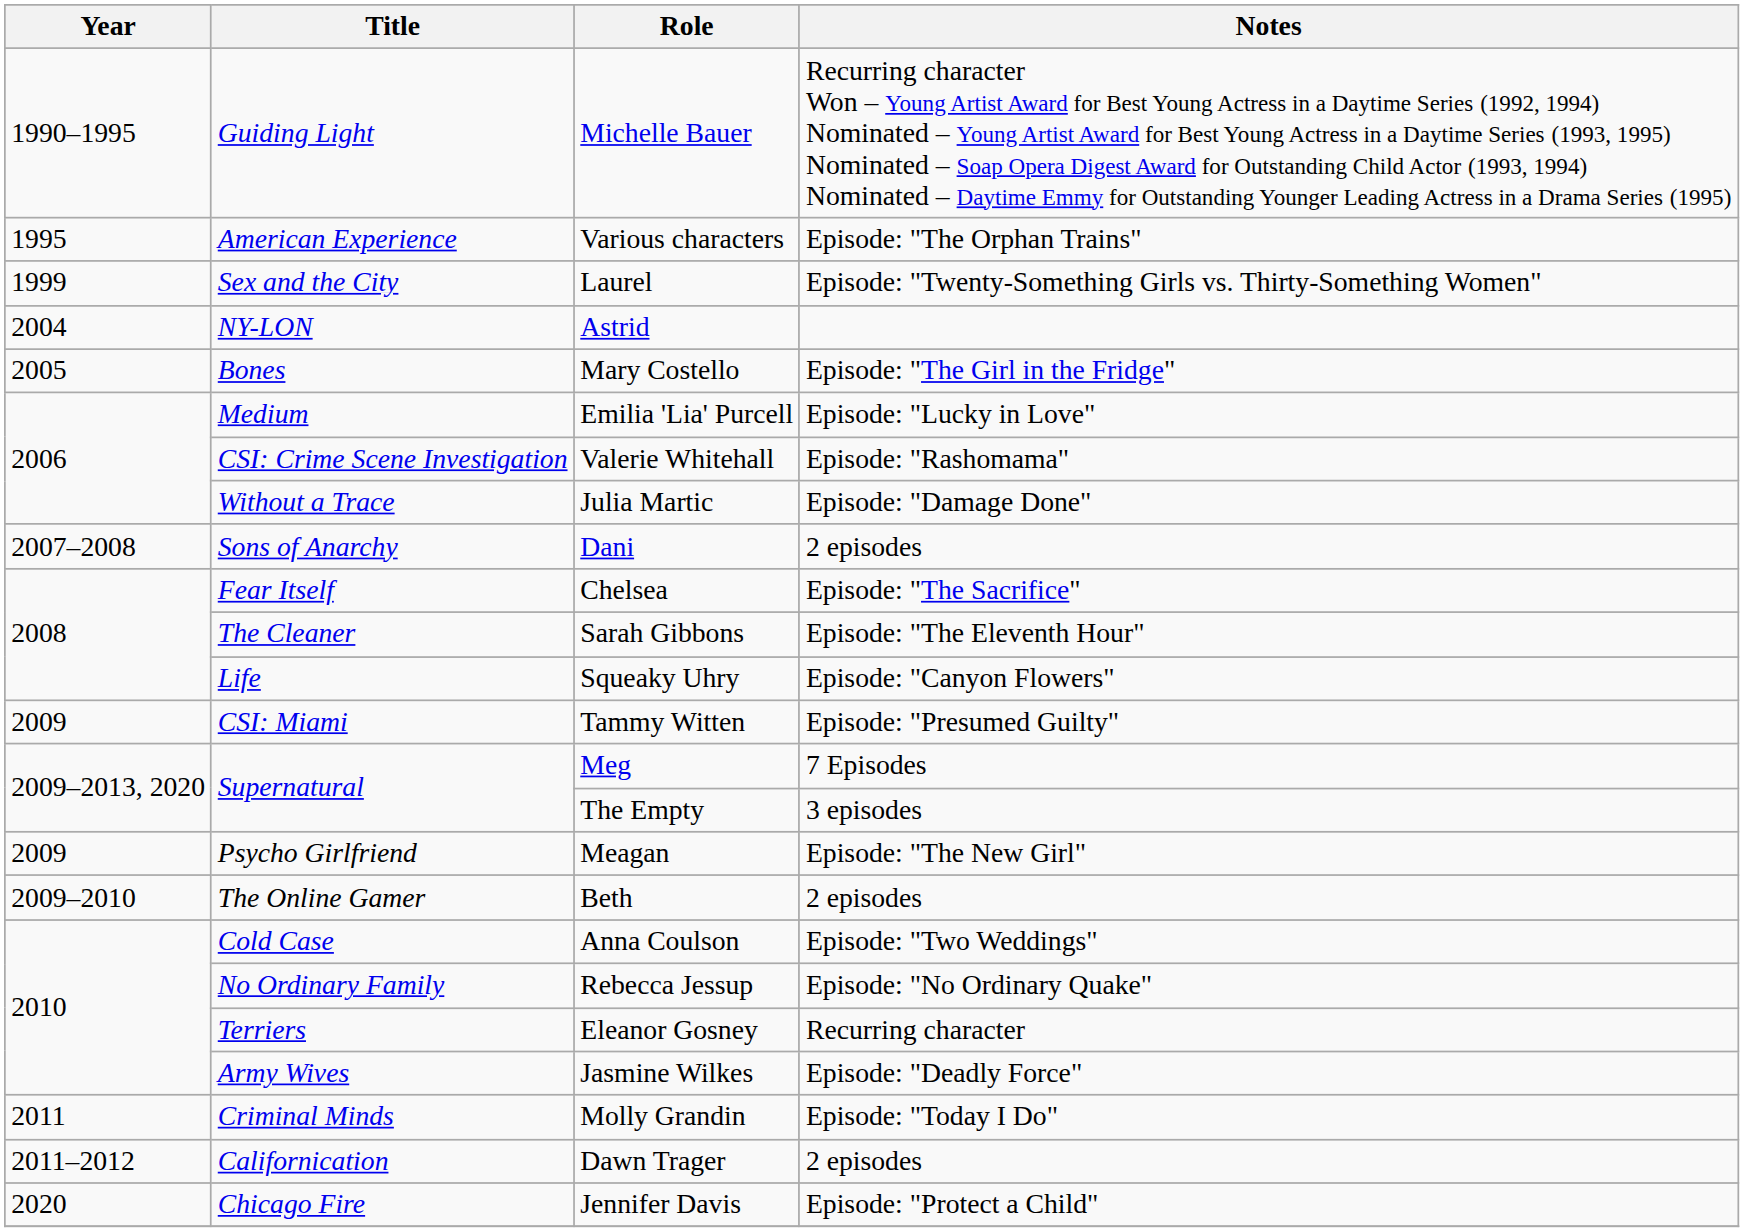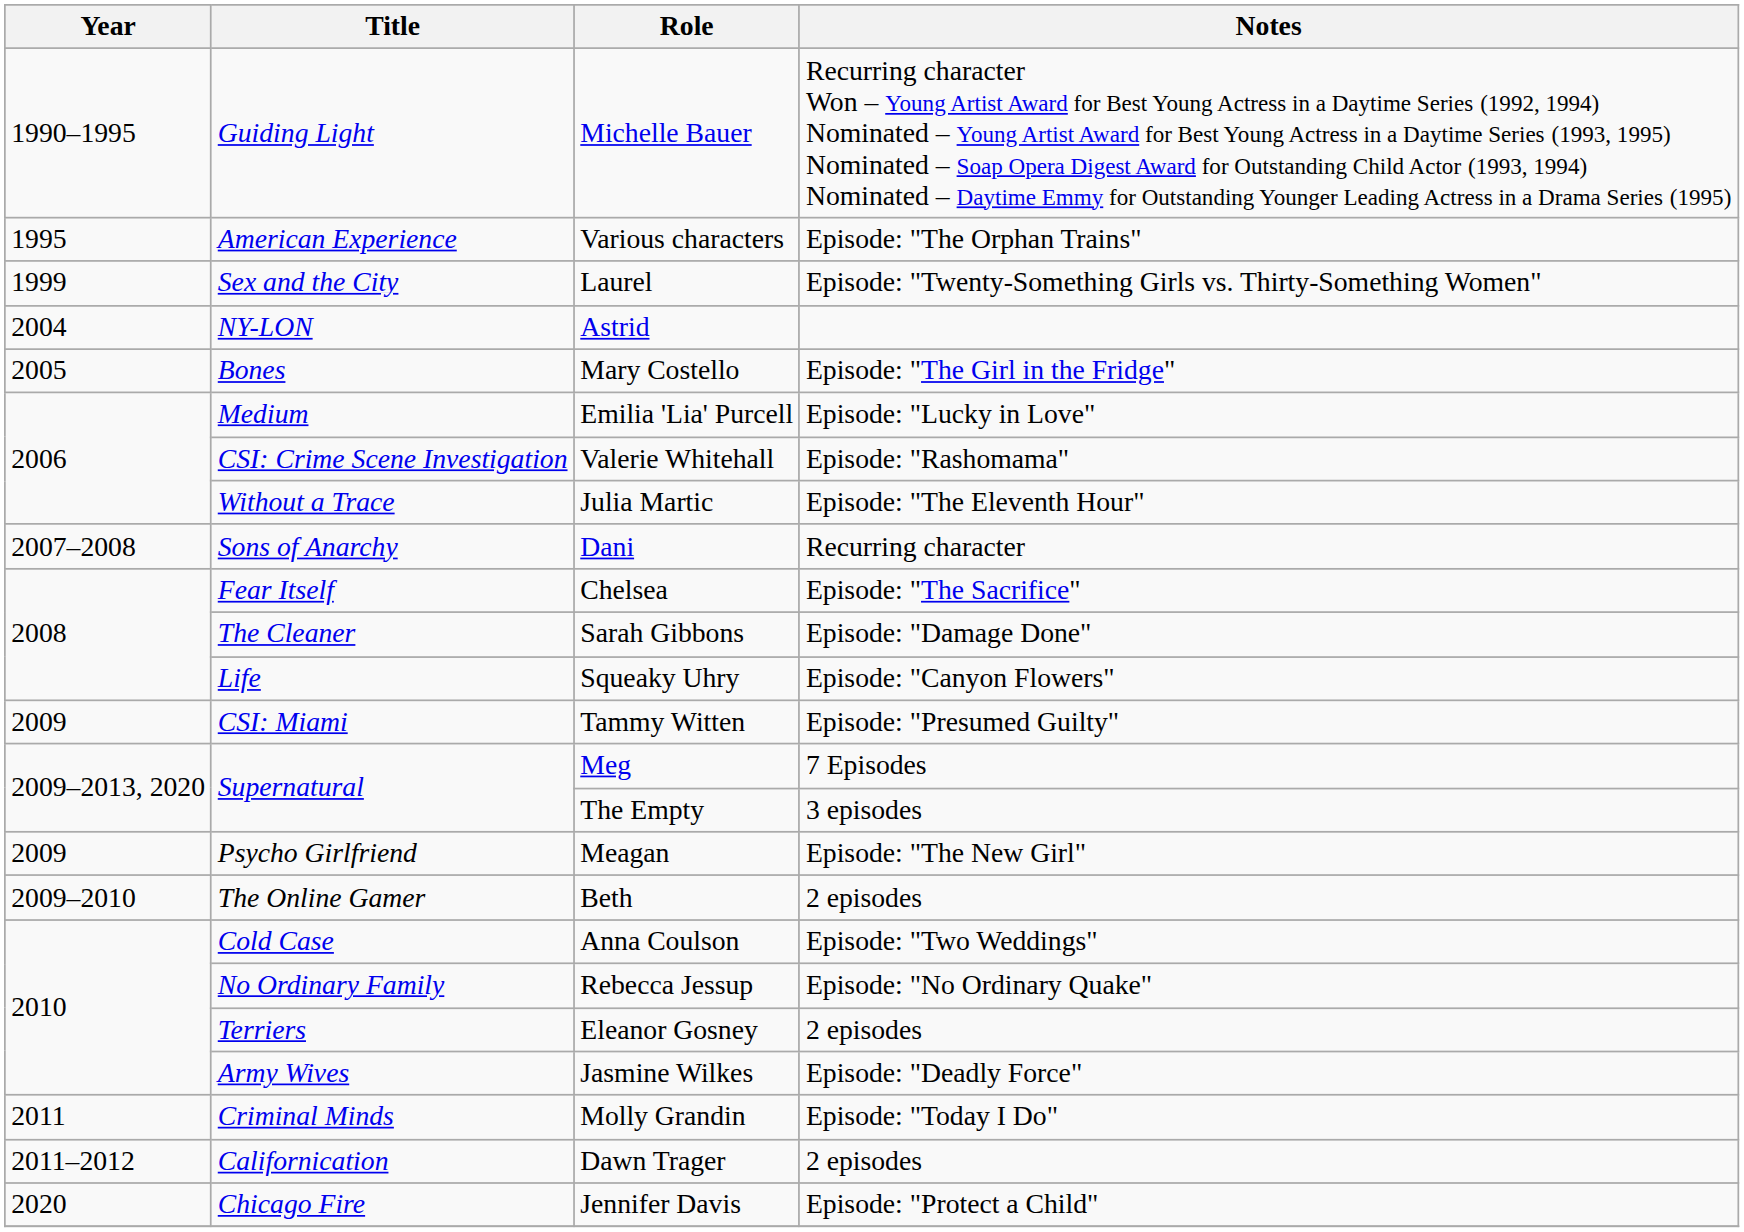(949, 502) Episode: "Damage Done" -> (975, 502) Episode: "The Eleventh Hour"
(864, 546) 2 episodes -> (915, 546) Recurring character
(975, 633) Episode: "The Eleventh Hour" -> (949, 633) Episode: "Damage Done"
(915, 1028) Recurring character -> (864, 1028) 2 episodes
